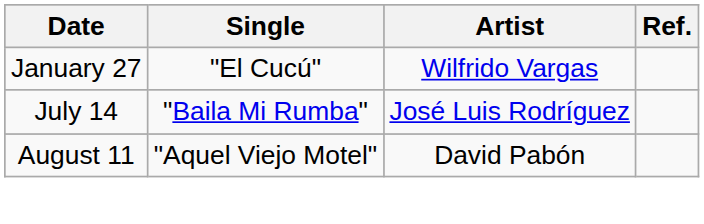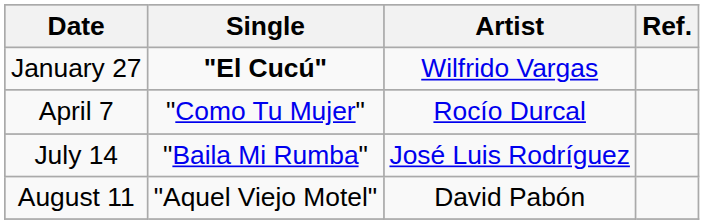(265, 68) normal -> (265, 68) bold
+ row: (76, 111)
